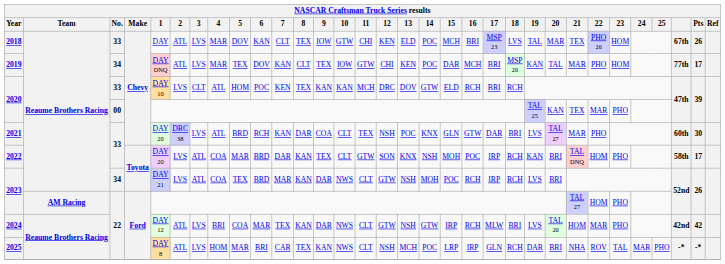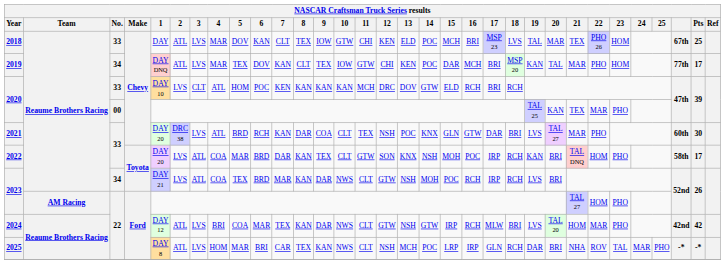(698, 42) 26 -> (698, 42) 25
(303, 88) TEX -> (304, 88) KAN
